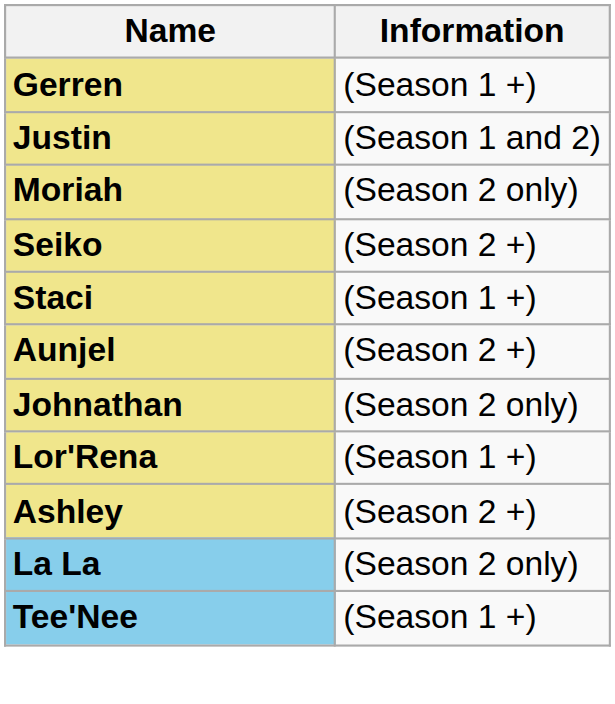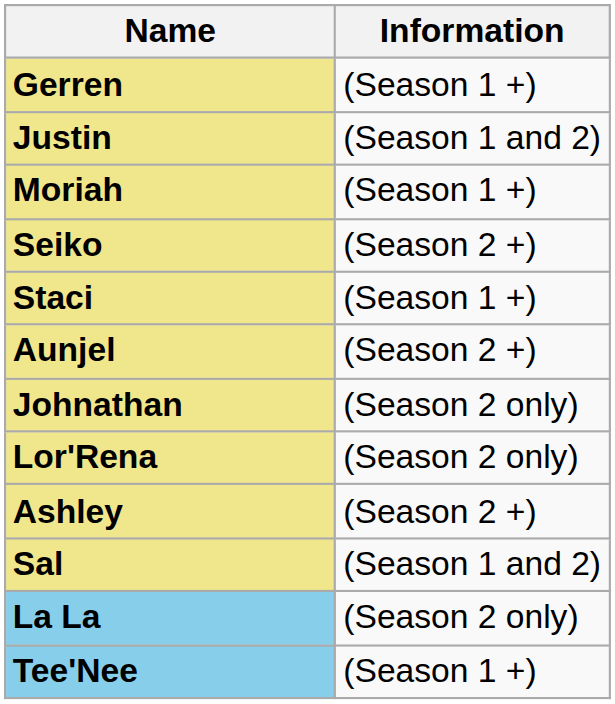(461, 191) (Season 2 only) -> (440, 191) (Season 1 +)
(440, 457) (Season 1 +) -> (461, 457) (Season 2 only)
+ row: (38, 564)
